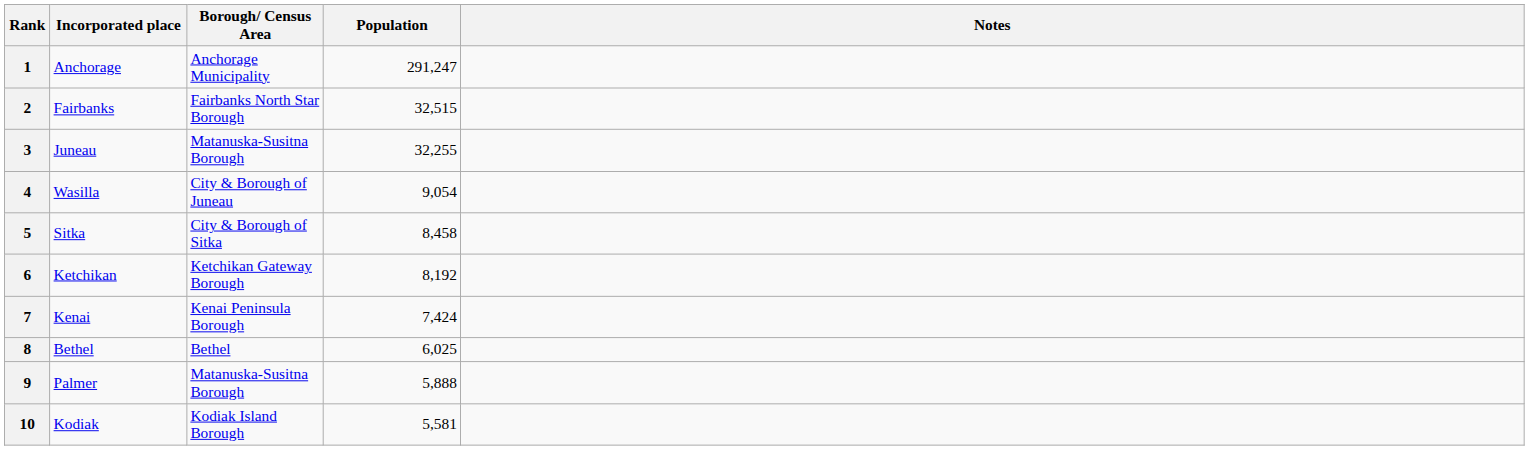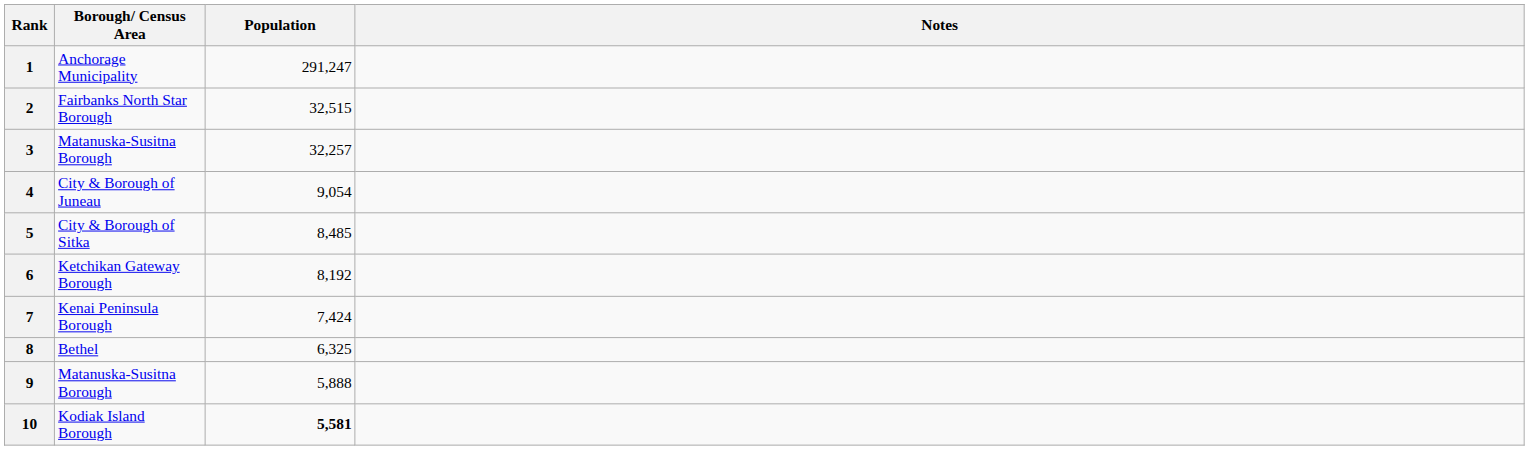- column: (118, 25)
(436, 150) 32,255 -> (330, 150) 32,257
(440, 233) 8,458 -> (334, 233) 8,485
(440, 349) 6,025 -> (334, 349) 6,325
(440, 424) normal -> (334, 424) bold
